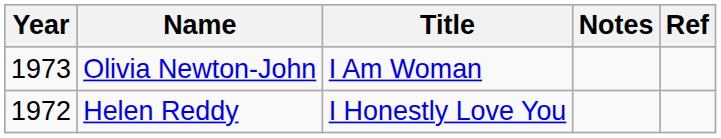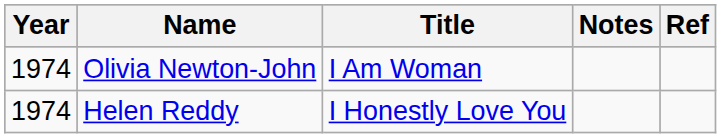(41, 68) 1973 -> (41, 68) 1974
(41, 111) 1972 -> (41, 111) 1974
